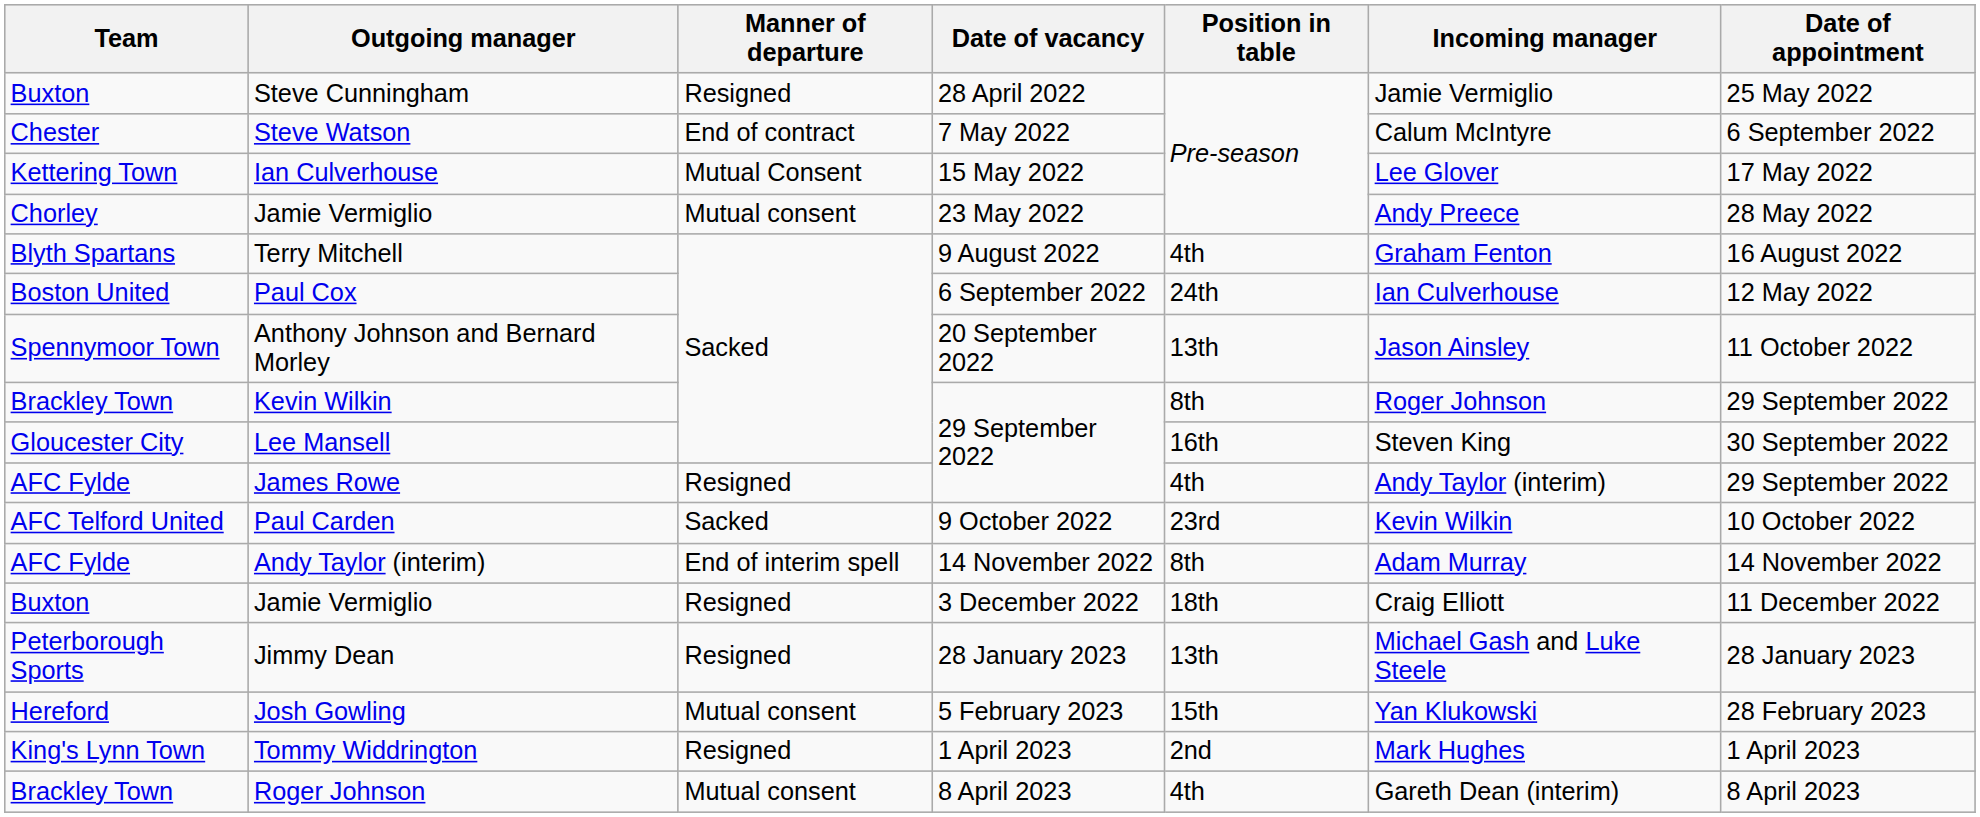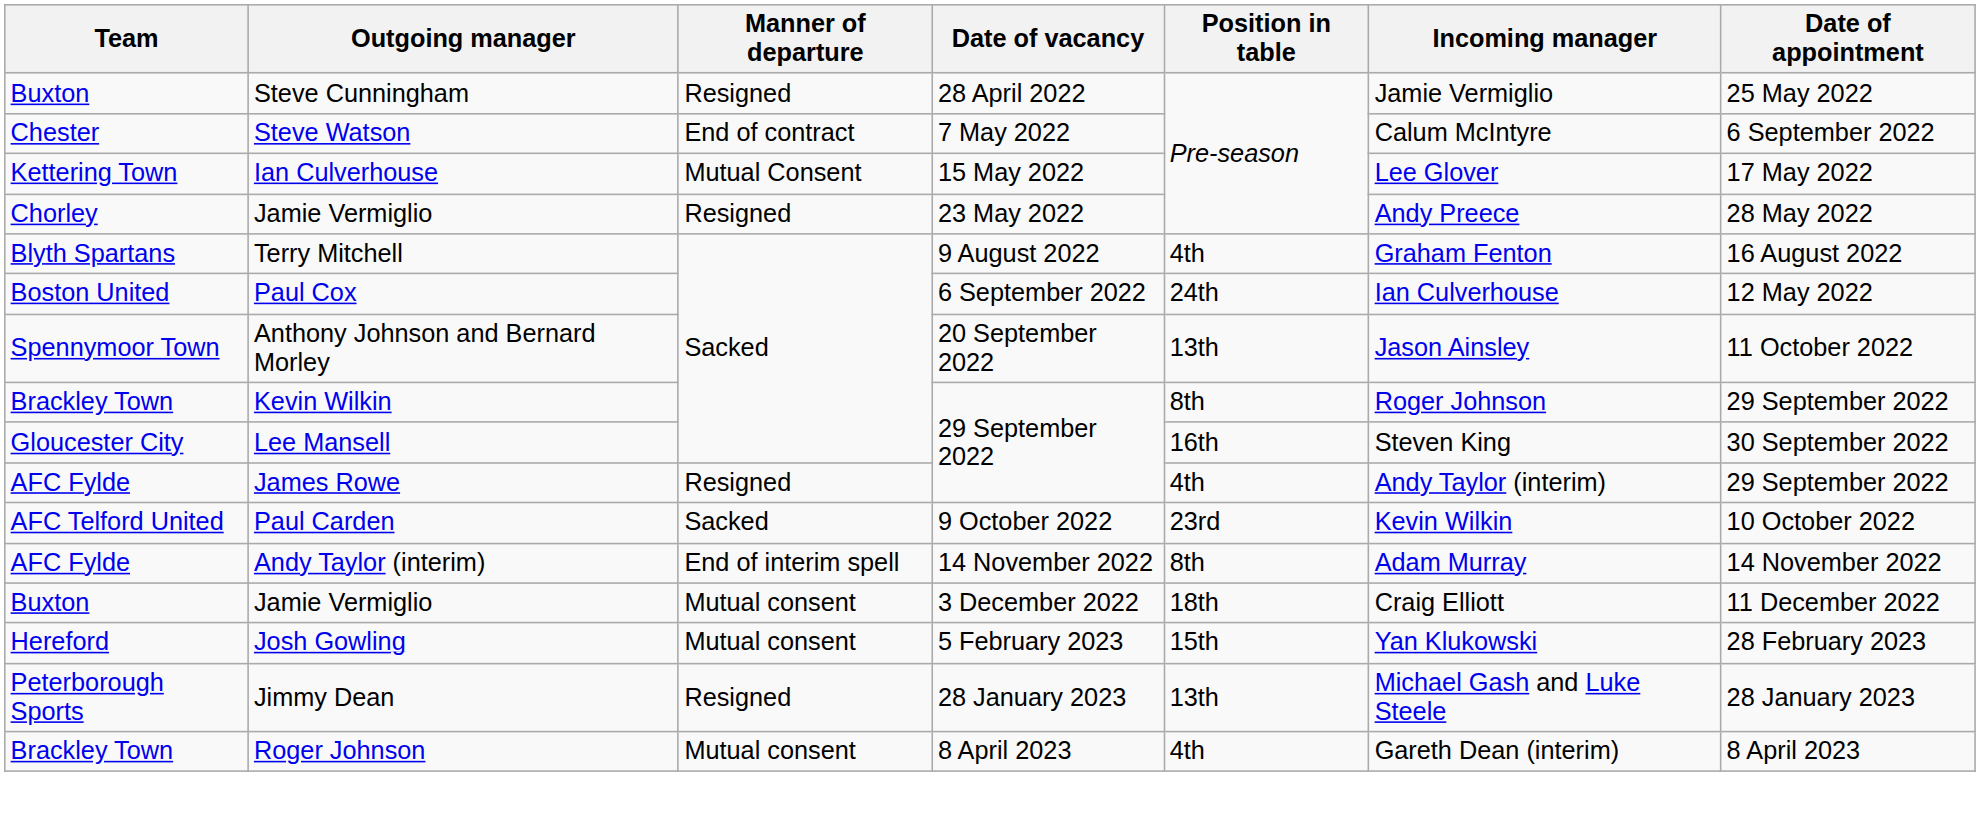(770, 213) Mutual consent -> (738, 213) Resigned
(738, 602) Resigned -> (770, 602) Mutual consent
rows swapped: (324, 656) <-> (330, 711)
- row: (366, 751)
